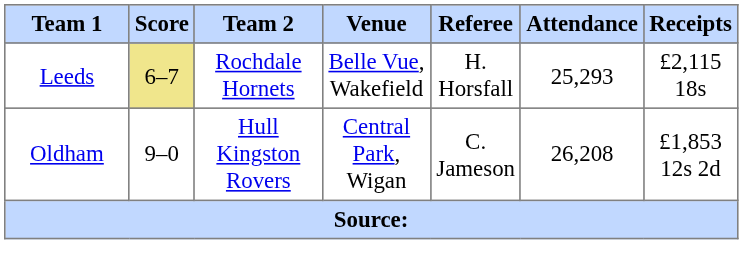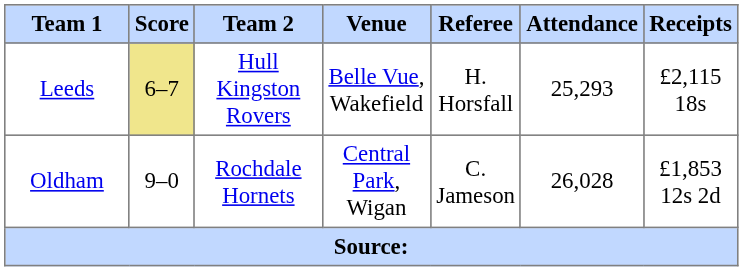(258, 75) Rochdale Hornets -> (258, 88) Hull Kingston Rovers
(258, 153) Hull Kingston Rovers -> (258, 180) Rochdale Hornets
(582, 153) 26,208 -> (582, 180) 26,028
